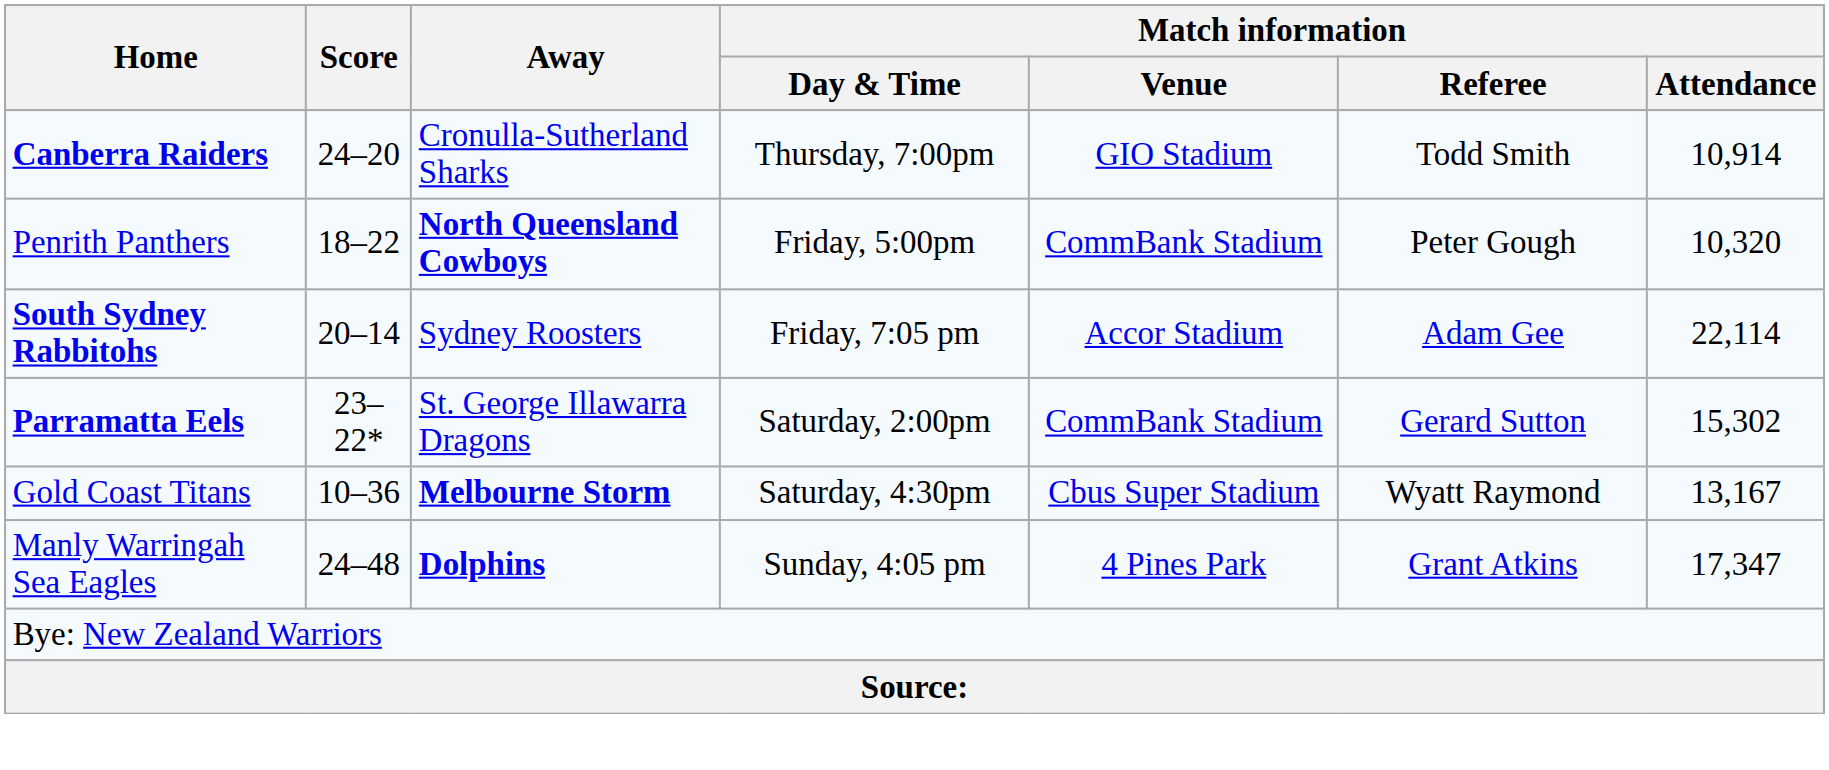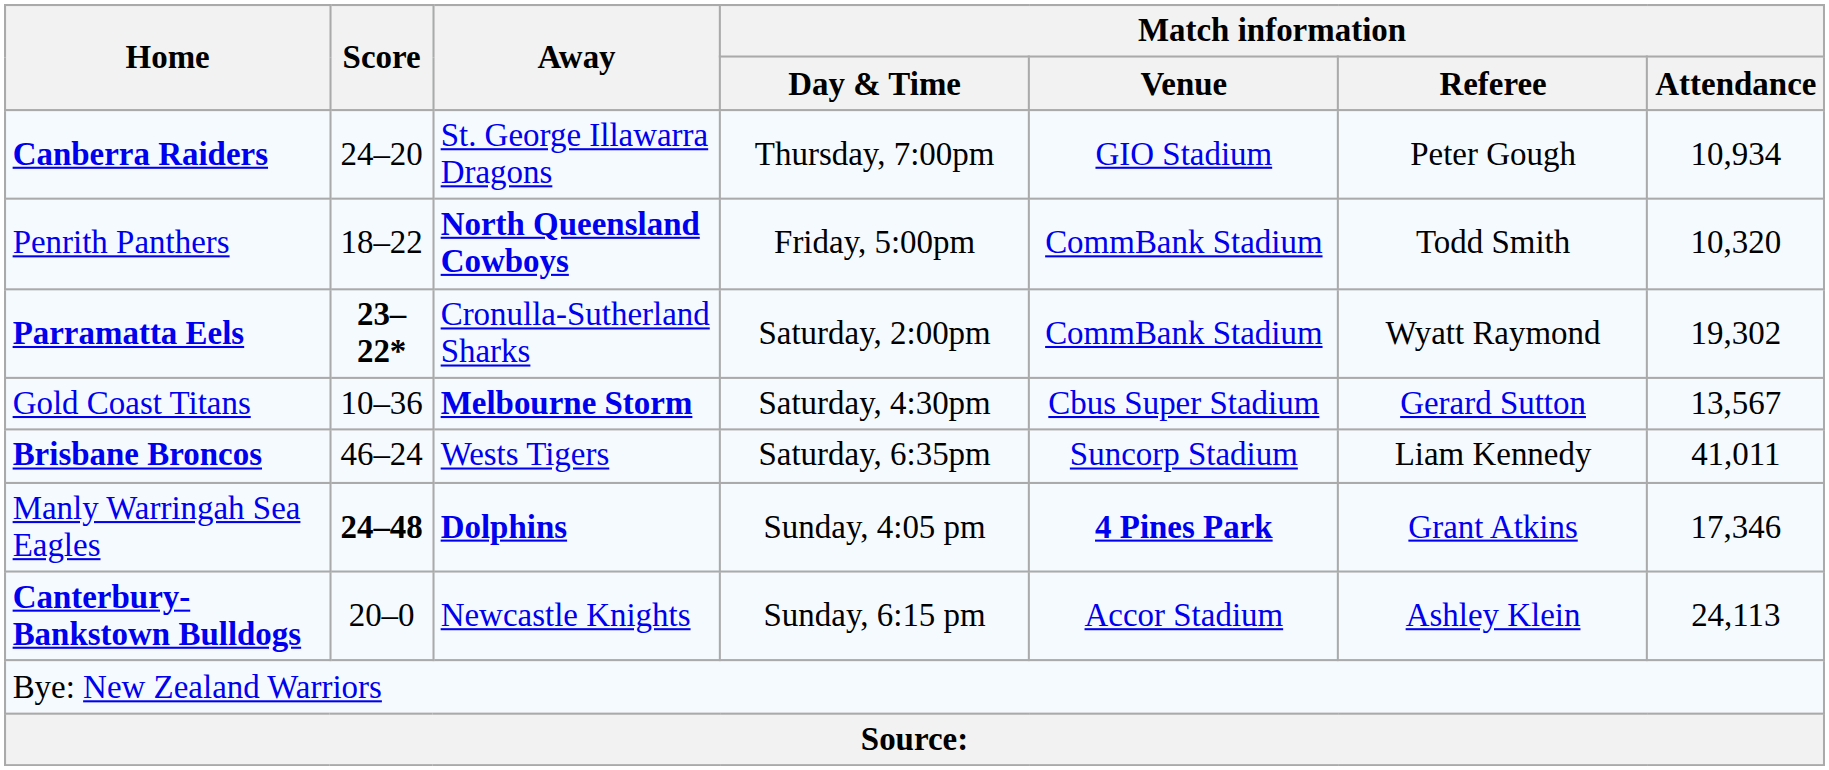(553, 153) Cronulla-Sutherland Sharks -> (574, 153) St. George Illawarra Dragons
(1493, 153) Todd Smith -> (1493, 153) Peter Gough
(1736, 153) 10,914 -> (1736, 153) 10,934
(1493, 243) Peter Gough -> (1493, 243) Todd Smith
- row: (109, 332)
(359, 421) normal -> (382, 332) bold
(553, 421) St. George Illawarra Dragons -> (575, 332) Cronulla-Sutherland Sharks
(1493, 421) Gerard Sutton -> (1493, 332) Wyatt Raymond
(1736, 421) 15,302 -> (1736, 332) 19,302
(1493, 492) Wyatt Raymond -> (1493, 403) Gerard Sutton
(1736, 492) 13,167 -> (1736, 403) 13,567
+ row: (137, 455)
(359, 563) normal -> (382, 526) bold
(1184, 563) normal -> (1184, 526) bold
(1736, 563) 17,347 -> (1736, 526) 17,346
+ row: (157, 615)
